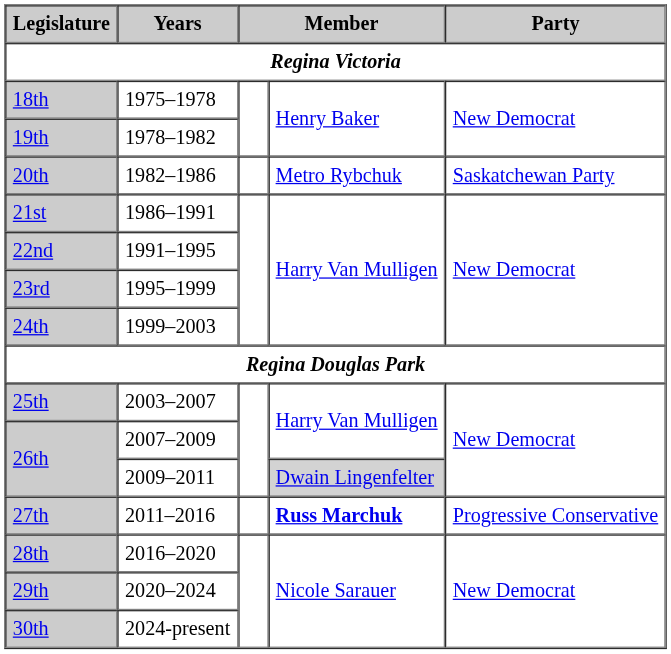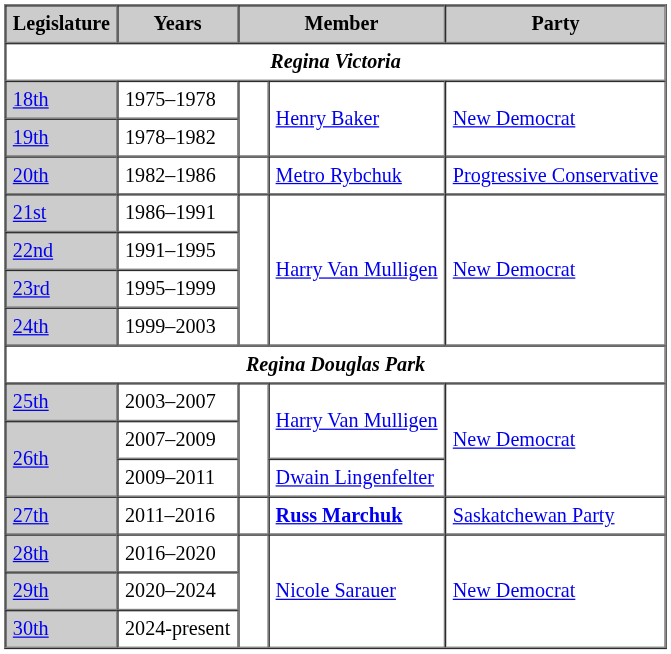(534, 175) Saskatchewan Party -> (555, 175) Progressive Conservative
(355, 477) lightgrey background -> (355, 477) no background
(555, 515) Progressive Conservative -> (534, 515) Saskatchewan Party
